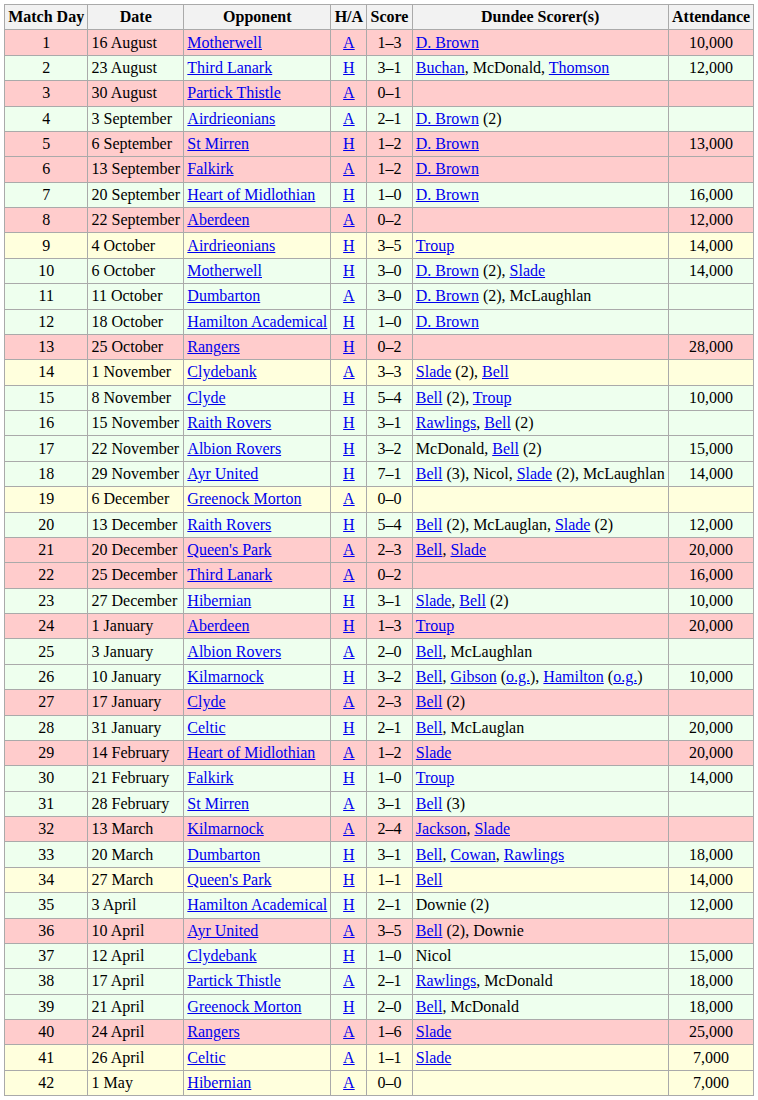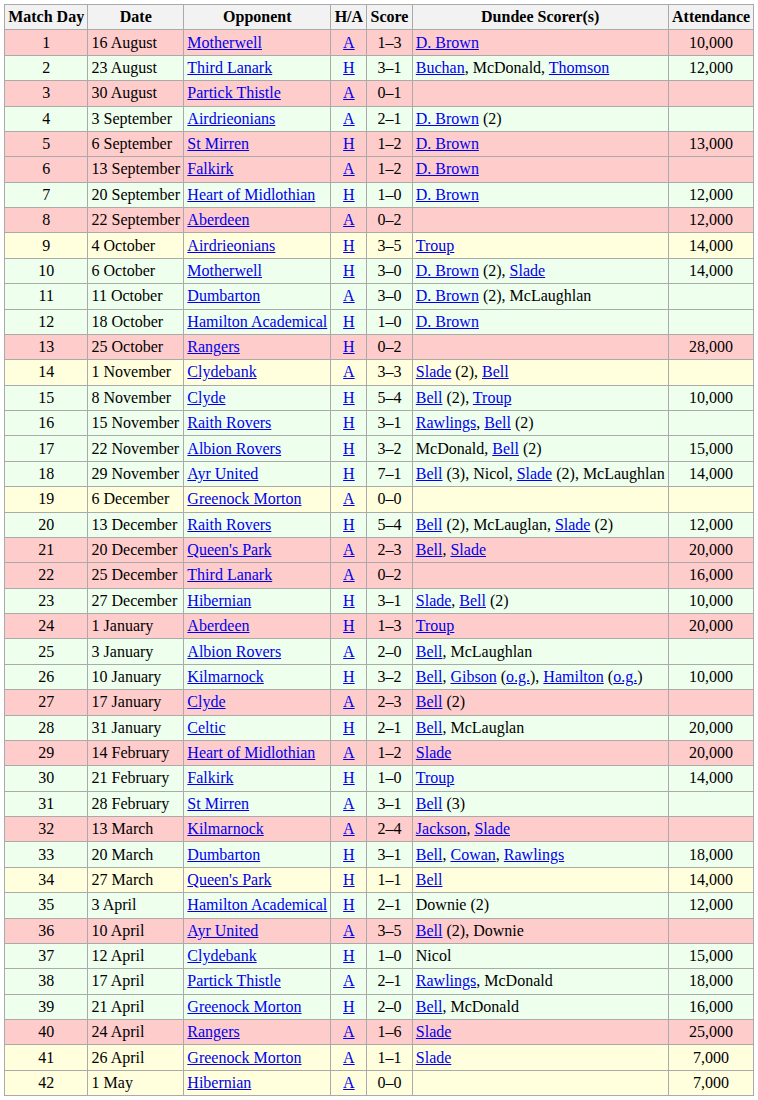(711, 194) 16,000 -> (711, 194) 12,000
(711, 1006) 18,000 -> (711, 1006) 16,000
(206, 1057) Celtic -> (244, 1057) Greenock Morton
